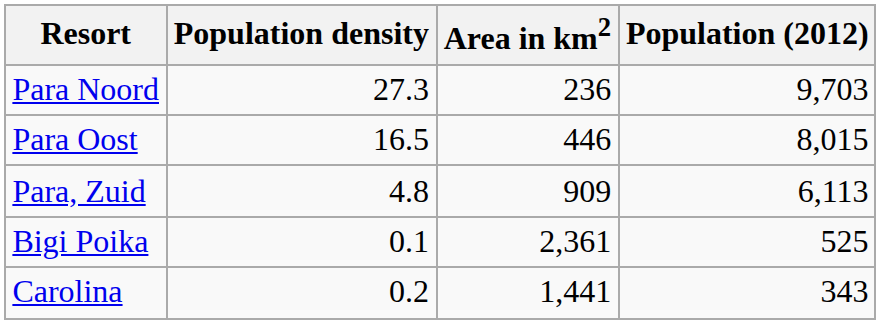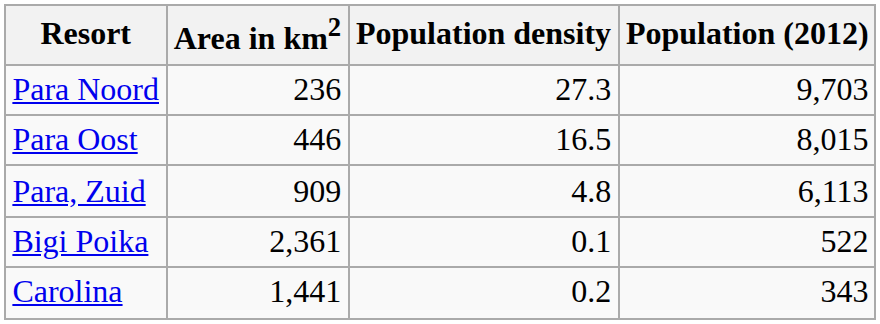columns swapped: (527, 34) <-> (301, 34)
(845, 241) 525 -> (845, 241) 522
